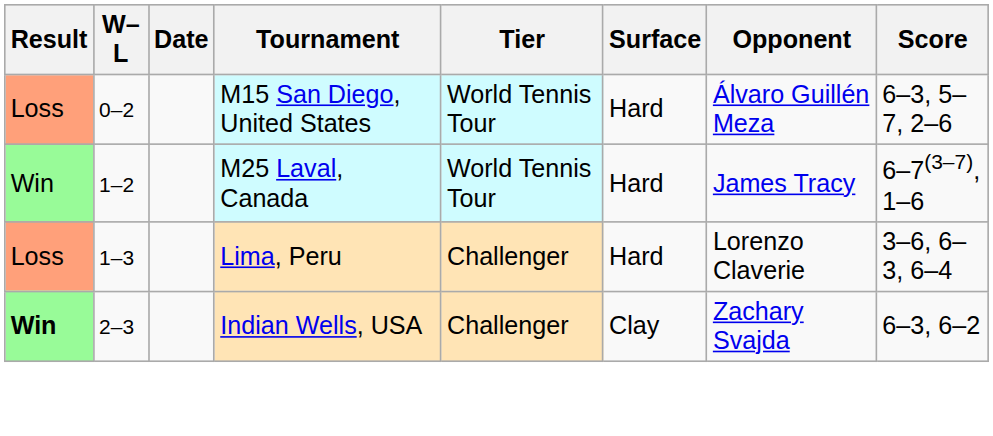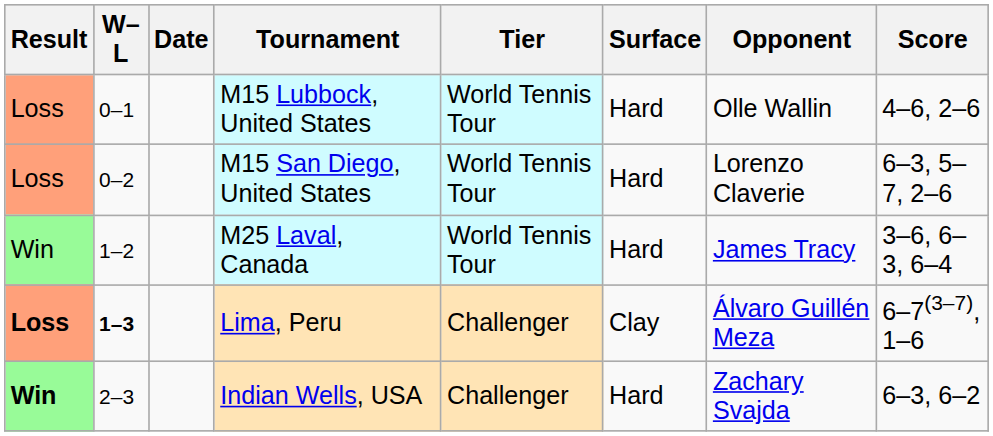+ row: (299, 108)
(791, 108) Álvaro Guillén Meza -> (759, 178) Lorenzo Claverie
(931, 182) 6–7(3–7), 1–6 -> (924, 248) 3–6, 6–3, 6–4
(37, 255) normal -> (40, 322) bold
(117, 257) normal -> (117, 322) bold
(636, 255) Hard -> (634, 322) Clay
(759, 255) Lorenzo Claverie -> (791, 322) Álvaro Guillén Meza
(924, 255) 3–6, 6–3, 6–4 -> (931, 322) 6–7(3–7), 1–6
(634, 325) Clay -> (636, 395) Hard
